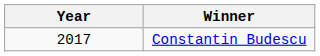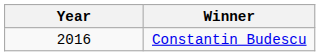(74, 40) 2017 -> (74, 40) 2016
